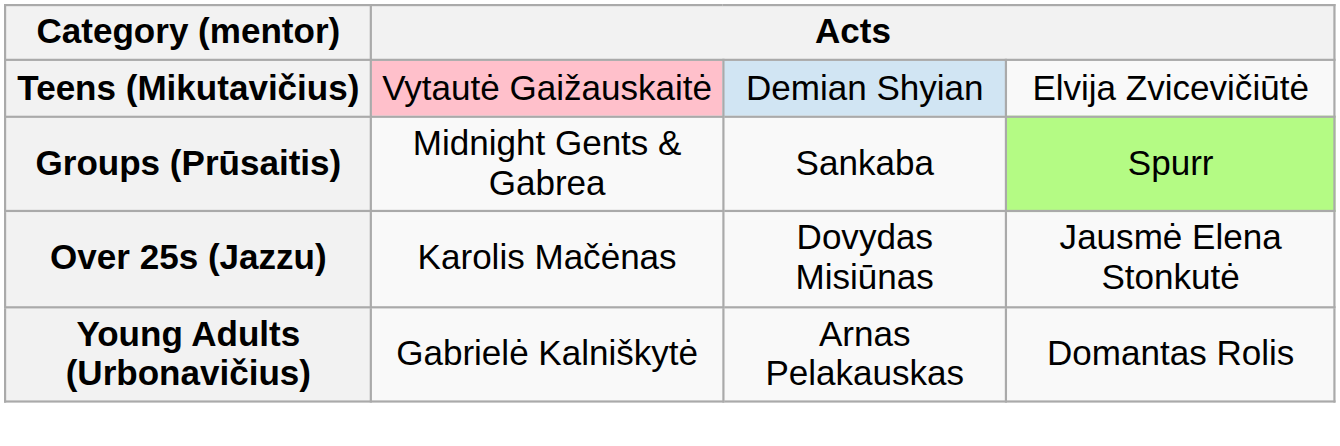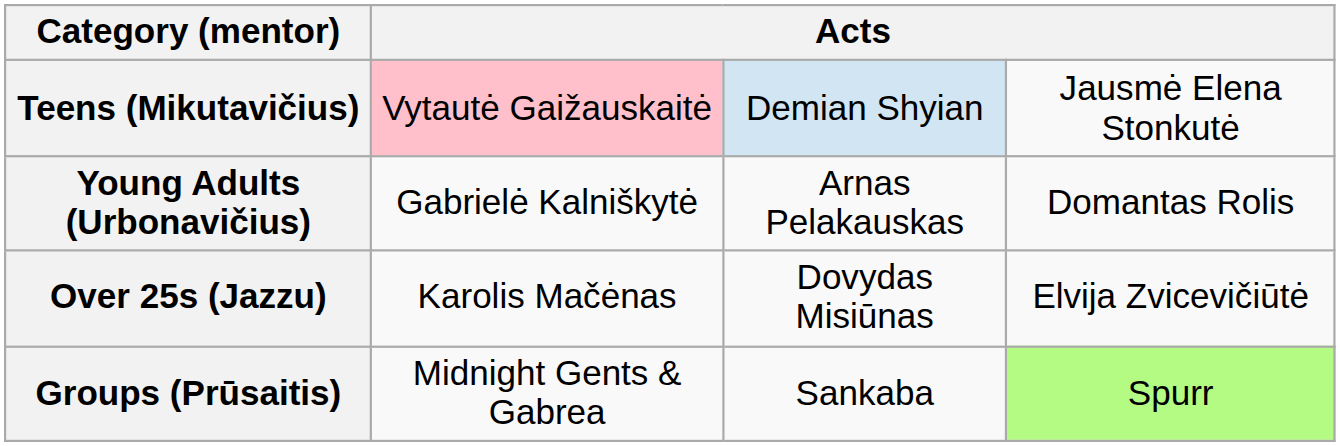(1171, 87) Elvija Zvicevičiūtė -> (1171, 107) Jausmė Elena Stonkutė
rows swapped: (188, 353) <-> (188, 163)
(1171, 258) Jausmė Elena Stonkutė -> (1171, 297) Elvija Zvicevičiūtė
